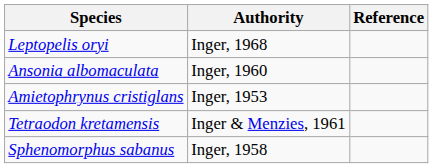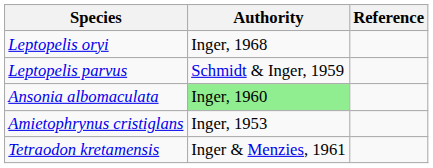+ row: (68, 70)
(229, 70) no background -> (229, 96) lightgreen background
- row: (91, 149)
